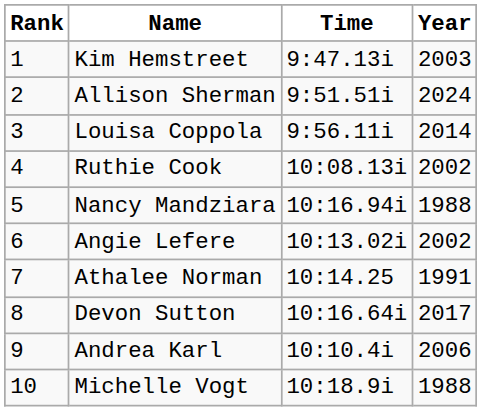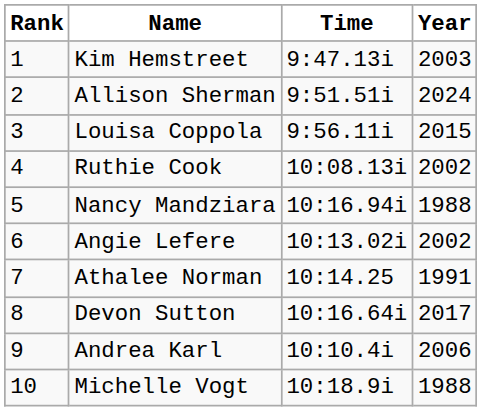(445, 132) 2014 -> (445, 132) 2015
